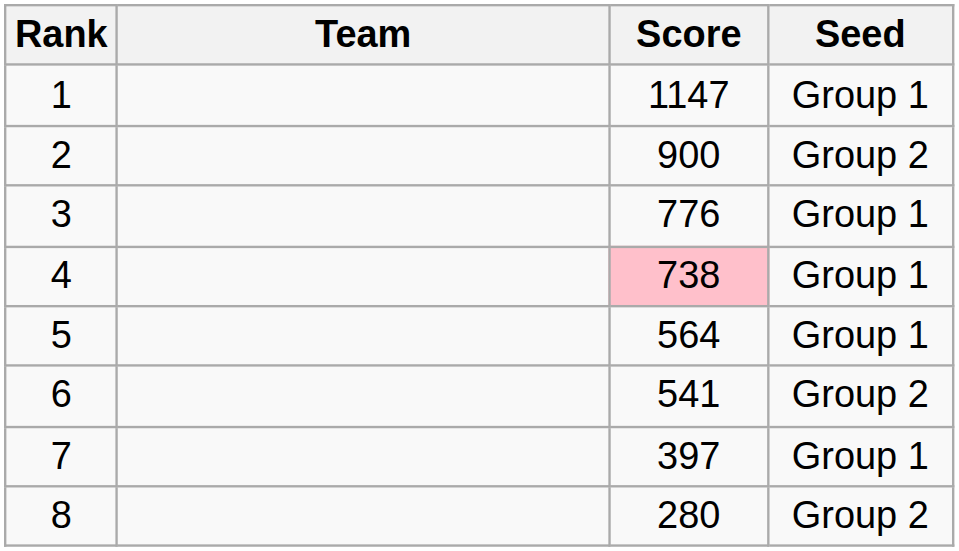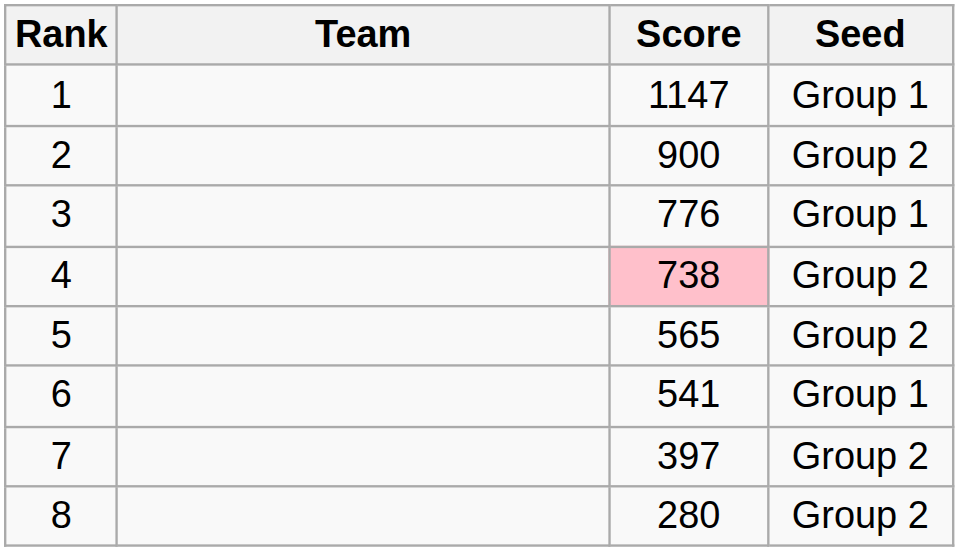(860, 275) Group 1 -> (860, 275) Group 2
(689, 335) 564 -> (689, 335) 565
(860, 335) Group 1 -> (860, 335) Group 2
(860, 395) Group 2 -> (860, 395) Group 1
(860, 455) Group 1 -> (860, 455) Group 2
